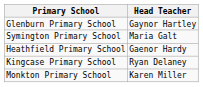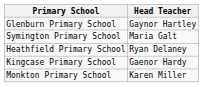(158, 50) Gaenor Hardy -> (158, 50) Ryan Delaney
(158, 62) Ryan Delaney -> (158, 62) Gaenor Hardy
